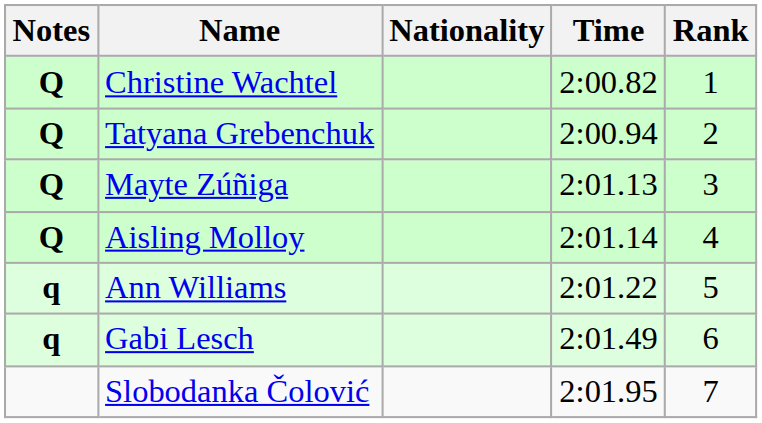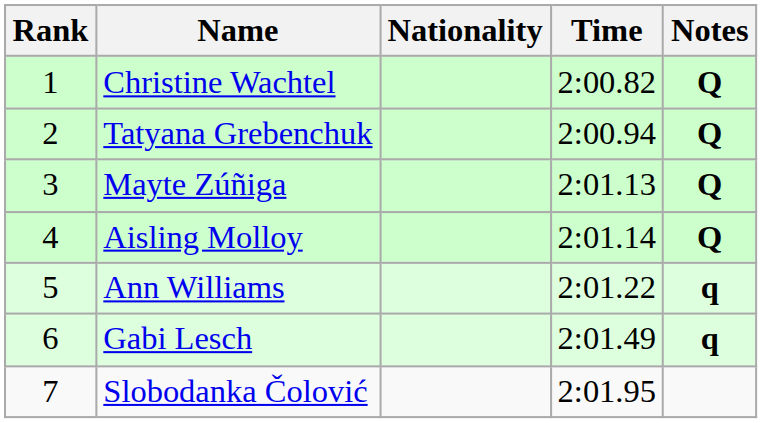columns swapped: (711, 30) <-> (51, 30)
